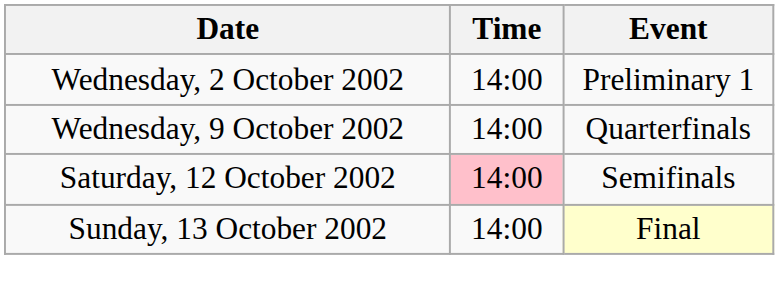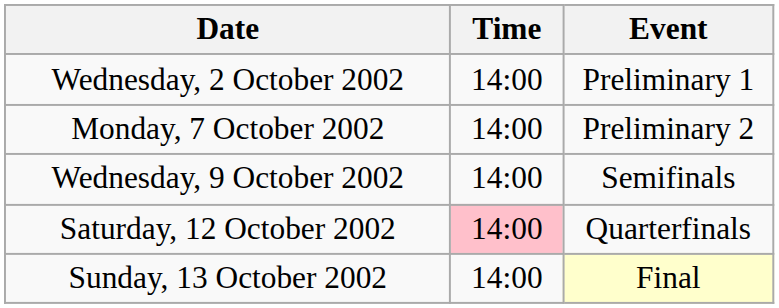+ row: (228, 128)
(668, 128) Quarterfinals -> (668, 178) Semifinals
(668, 178) Semifinals -> (668, 228) Quarterfinals
